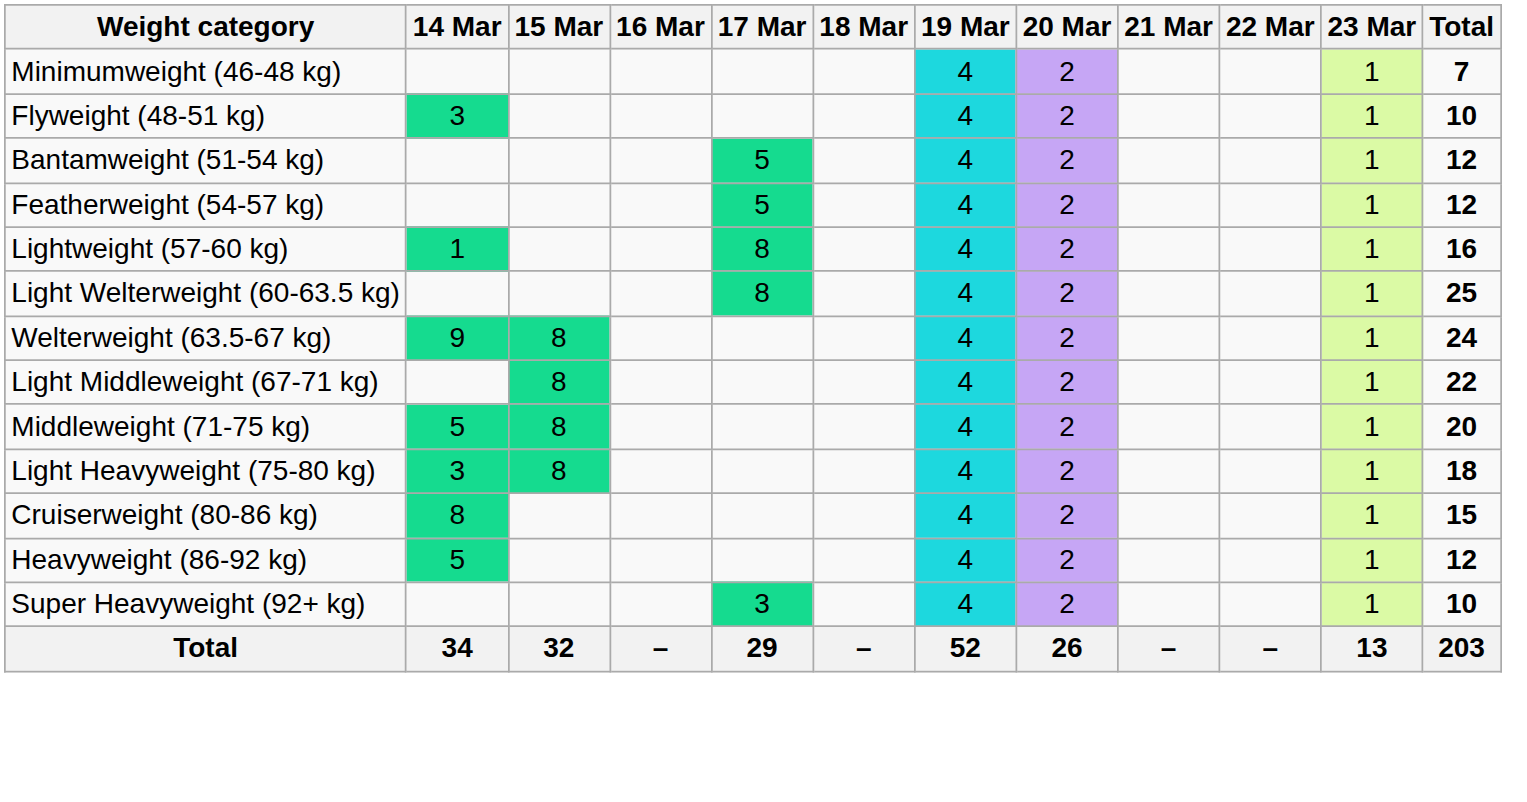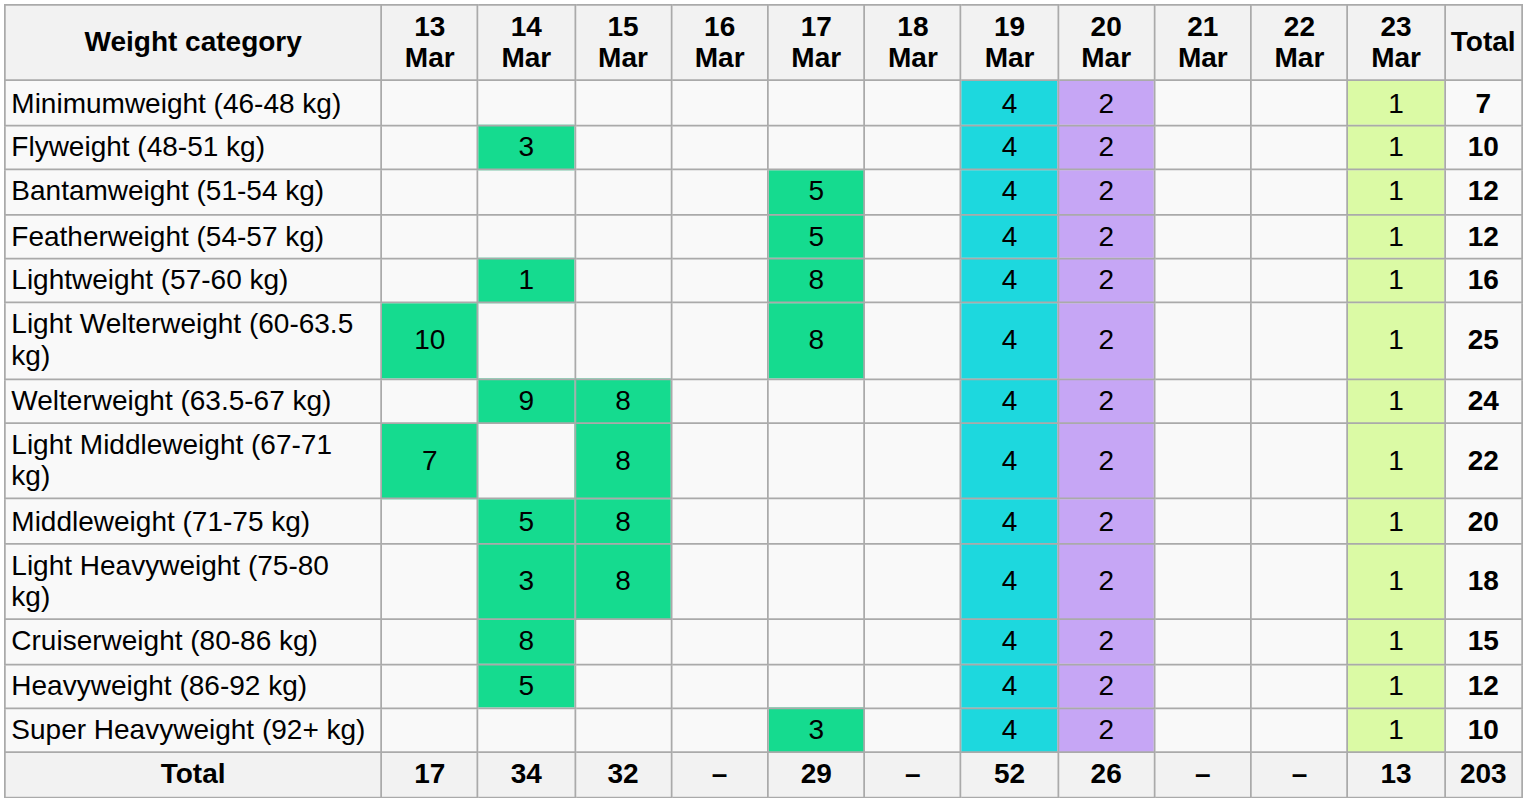+ column: (430, 42)
